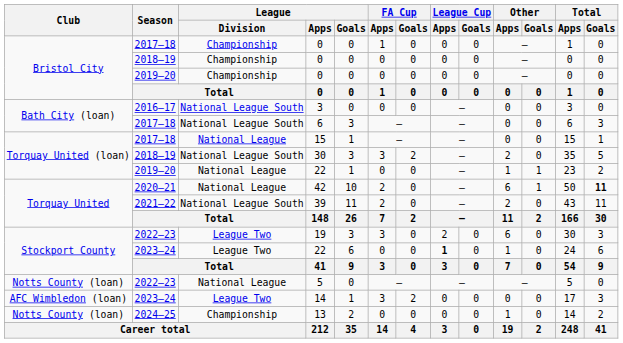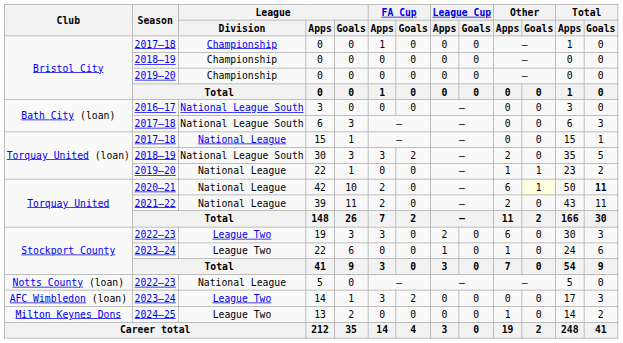(539, 187) no background -> (539, 187) lightyellow background
(242, 203) National League South -> (242, 203) National League
(445, 251) bold -> (445, 251) normal
(68, 314) Notts County (loan) -> (68, 314) Milton Keynes Dons
(242, 314) Championship -> (242, 314) League Two
